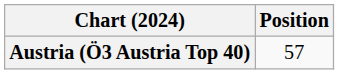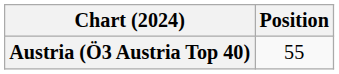(294, 52) 57 -> (294, 52) 55
